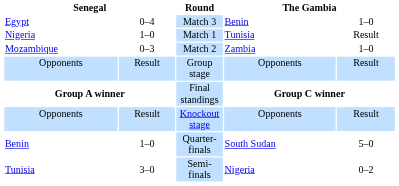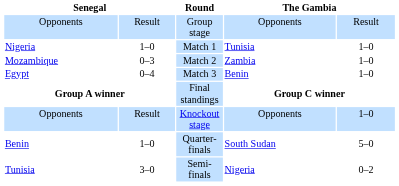rows swapped: (200, 68) <-> (200, 21)
(366, 35) Result -> (366, 46) 1–0
(366, 113) Result -> (366, 113) 1–0
